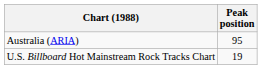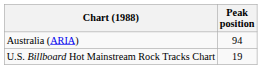(237, 40) 95 -> (237, 40) 94
